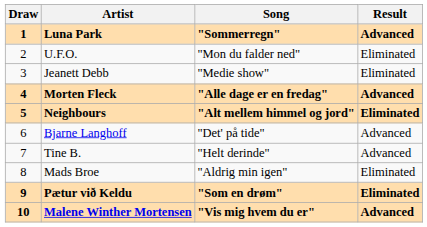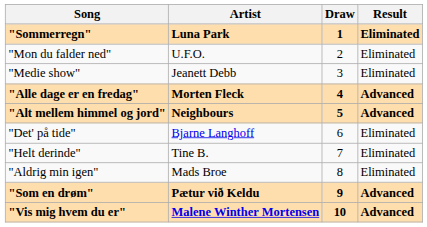columns swapped: (23, 14) <-> (276, 14)
(387, 34) Advanced -> (390, 34) Eliminated
(390, 113) Eliminated -> (387, 113) Advanced
(386, 133) Advanced -> (388, 133) Eliminated
(386, 152) Advanced -> (388, 152) Eliminated
(390, 192) Eliminated -> (387, 192) Advanced
